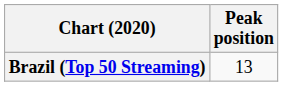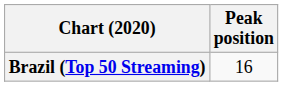(244, 66) 13 -> (244, 66) 16
